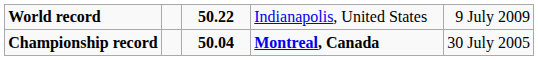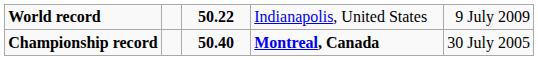(216, 42) 50.04 -> (216, 42) 50.40
